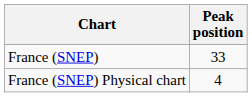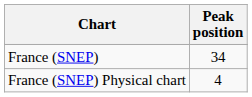(218, 56) 33 -> (218, 56) 34
